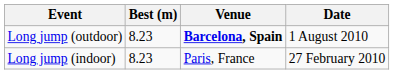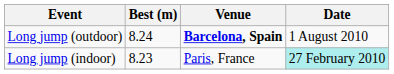(141, 36) 8.23 -> (141, 36) 8.24
(337, 58) no background -> (337, 58) paleturquoise background
